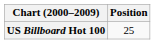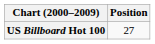(129, 30) 25 -> (129, 30) 27
